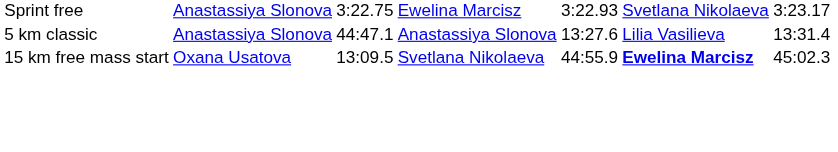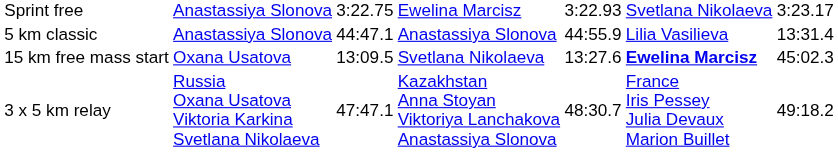(589, 34) 13:27.6 -> (593, 34) 44:55.9
(589, 57) 44:55.9 -> (593, 57) 13:27.6
+ row: (57, 110)
